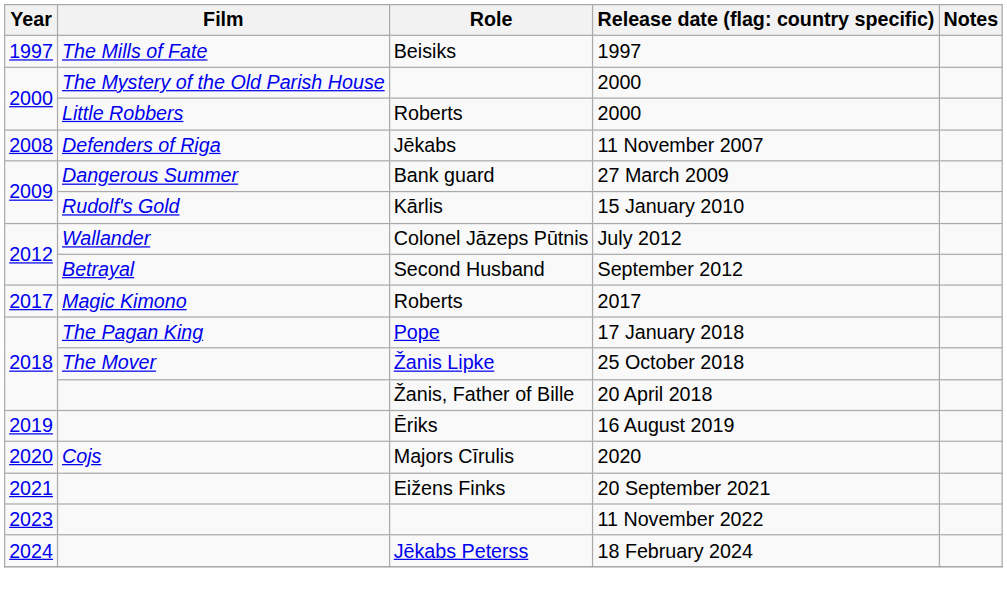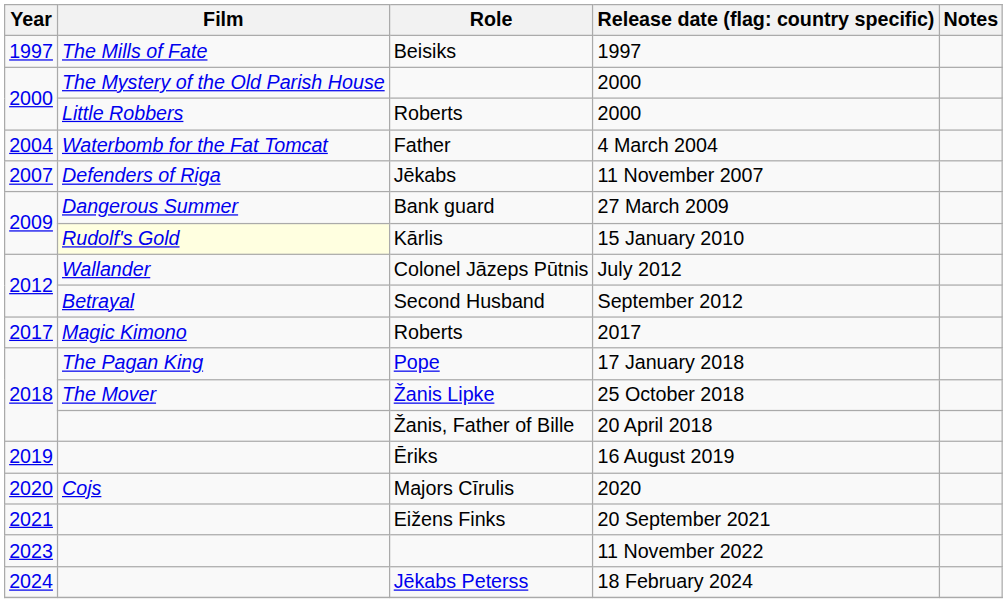+ row: (422, 144)
(31, 144) 2008 -> (31, 176) 2007
(121, 207) no background -> (121, 238) lightyellow background
